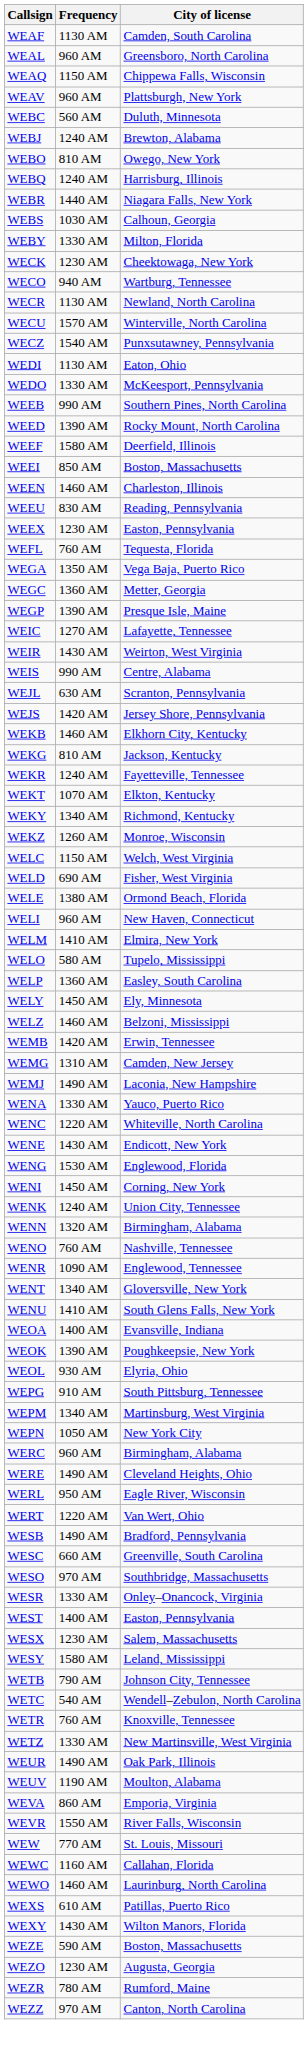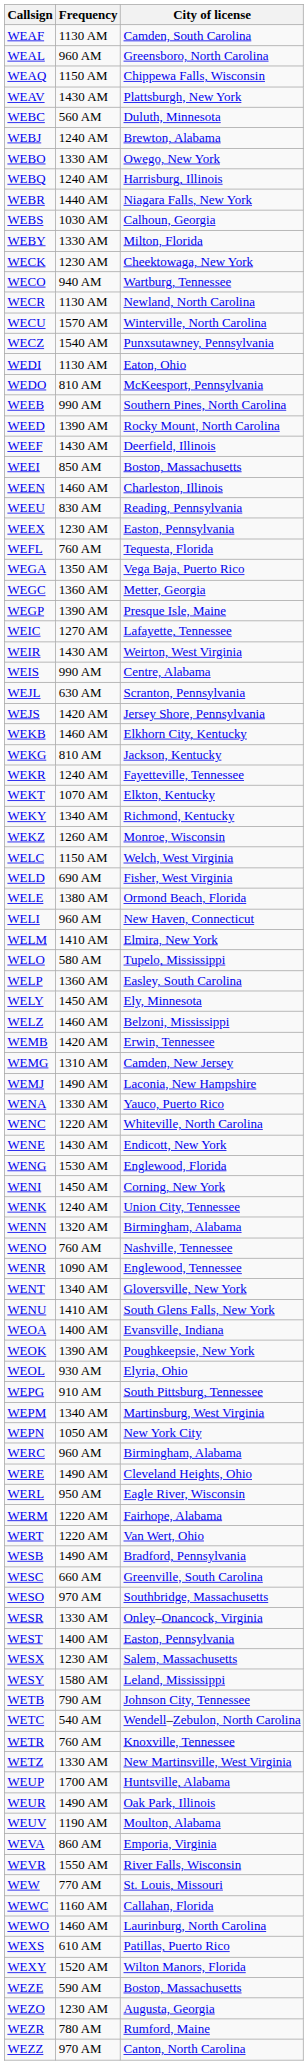(80, 96) 960 AM -> (83, 96) 1430 AM
(80, 158) 810 AM -> (83, 158) 1330 AM
(83, 384) 1330 AM -> (80, 384) 810 AM
(83, 446) 1580 AM -> (83, 446) 1430 AM
+ row: (28, 1515)
+ row: (26, 1782)
(83, 1926) 1430 AM -> (83, 1967) 1520 AM
